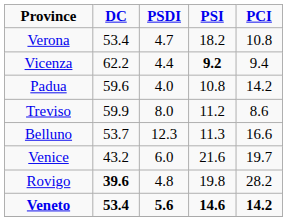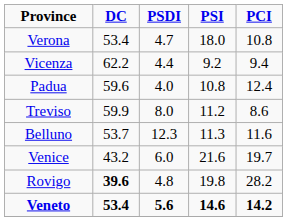(212, 39) 18.2 -> (212, 39) 18.0
(212, 63) bold -> (212, 63) normal
(259, 87) 14.2 -> (259, 87) 12.4
(259, 134) 16.6 -> (259, 134) 11.6
